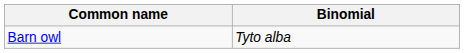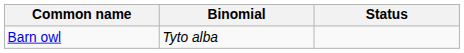+ column: (387, 15)
